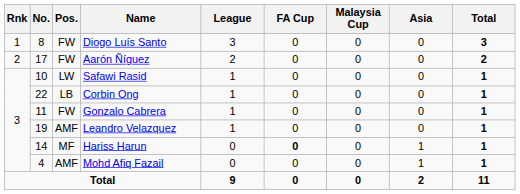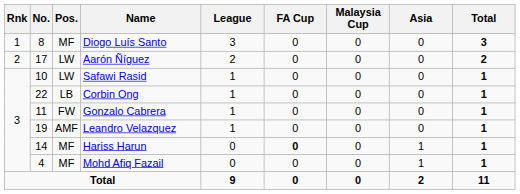(66, 42) FW -> (66, 42) MF
(66, 59) FW -> (66, 59) LW
(66, 163) AMF -> (66, 163) MF
